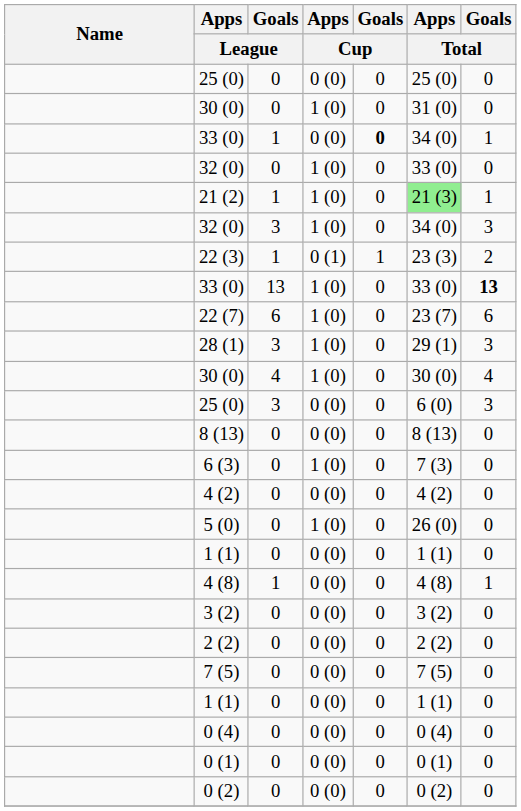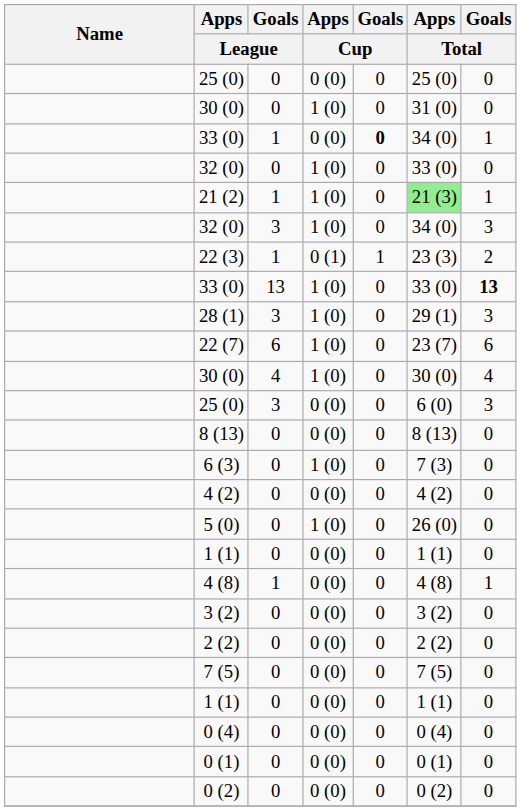rows swapped: (221, 316) <-> (221, 345)
